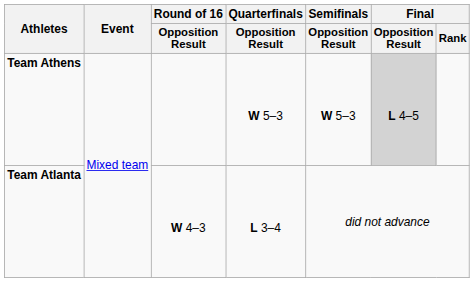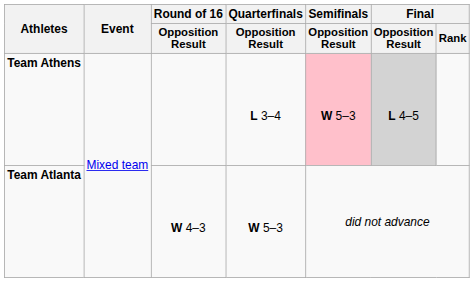(266, 117) W 5–3 -> (266, 117) L 3–4
(338, 117) no background -> (338, 117) pink background
(266, 228) L 3–4 -> (266, 228) W 5–3
